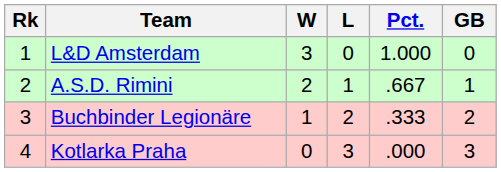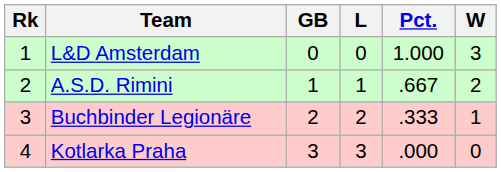columns swapped: (307, 20) <-> (469, 20)
